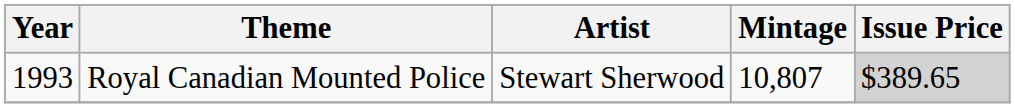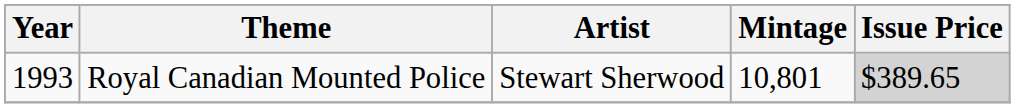(780, 77) 10,807 -> (780, 77) 10,801
